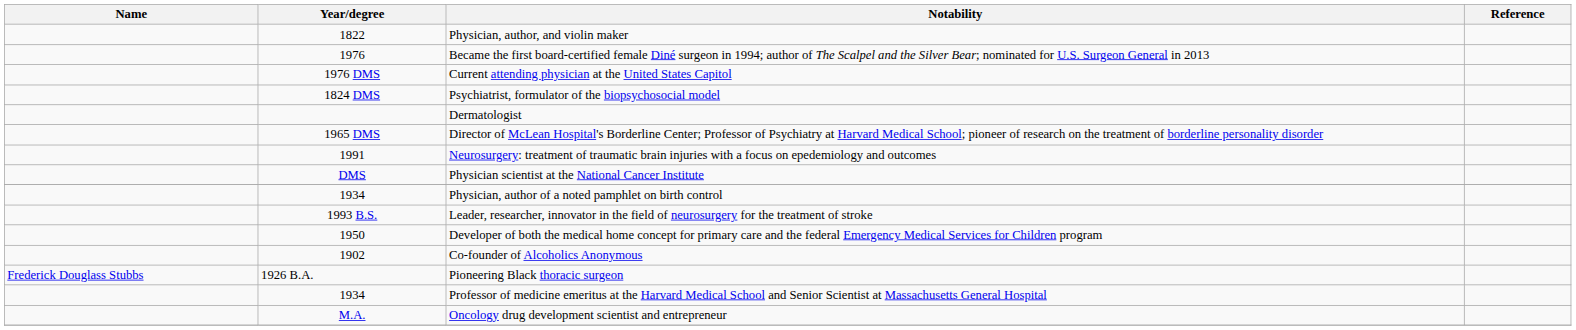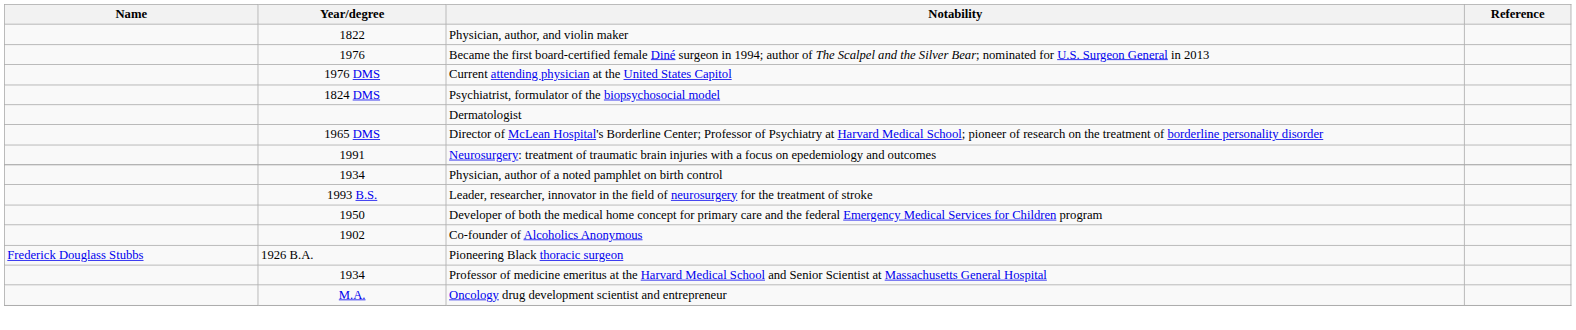- row: (577, 174)
